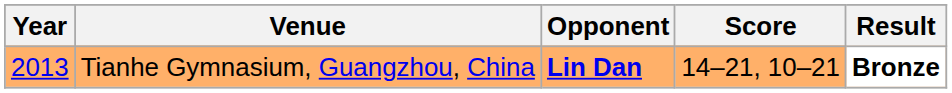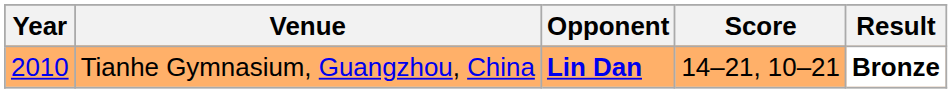(40, 67) 2013 -> (40, 67) 2010
